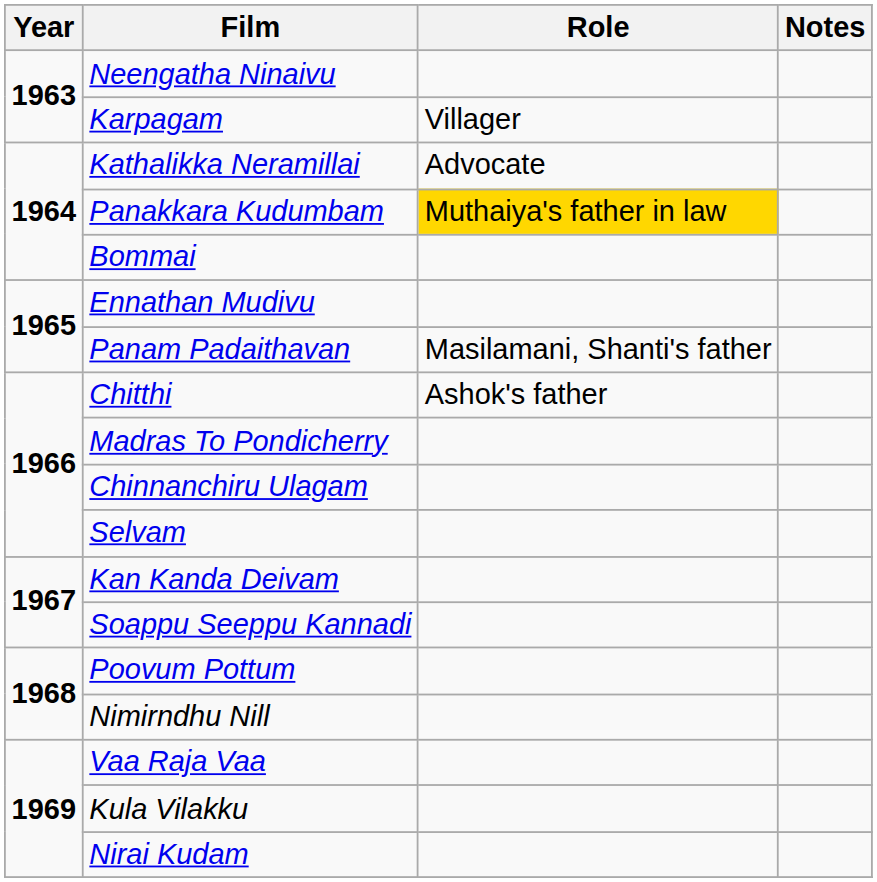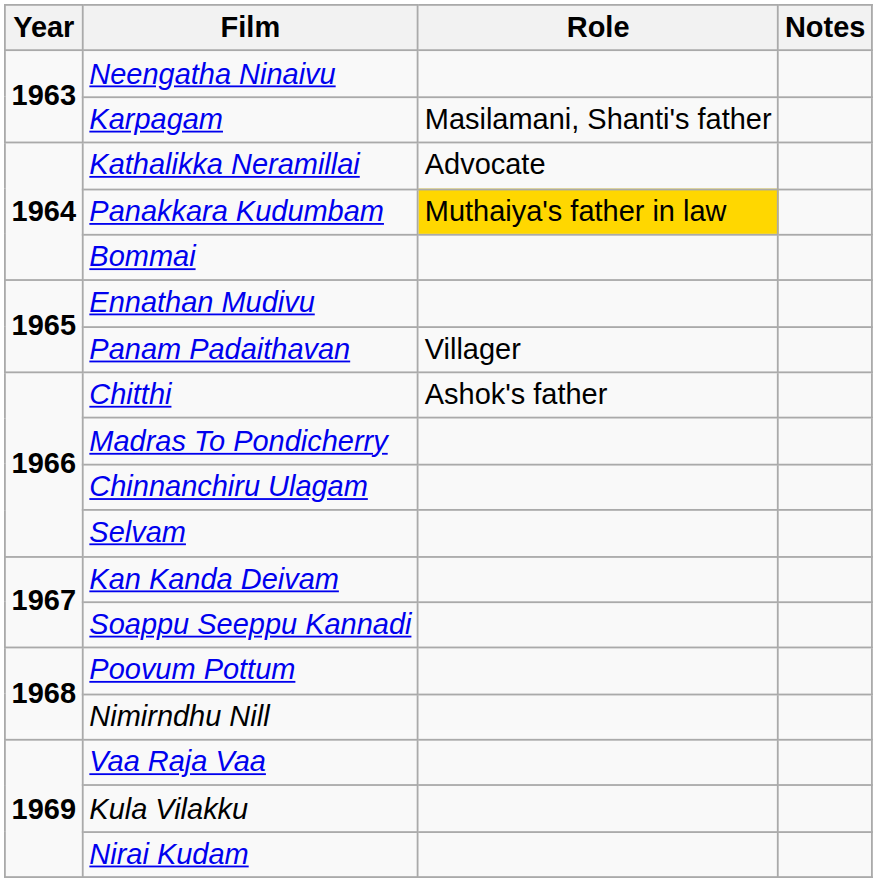(473, 119) Villager -> (598, 119) Masilamani, Shanti's father
(598, 348) Masilamani, Shanti's father -> (473, 348) Villager
